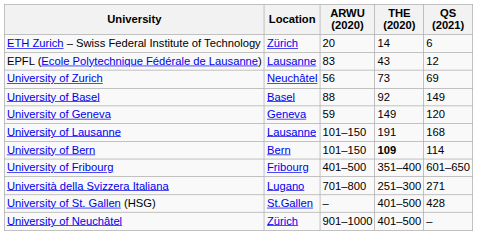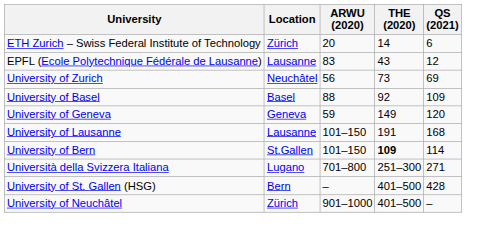(436, 97) 149 -> (436, 97) 109
(279, 150) Bern -> (290, 150) St.Gallen
- row: (60, 168)
(290, 203) St.Gallen -> (279, 185) Bern
